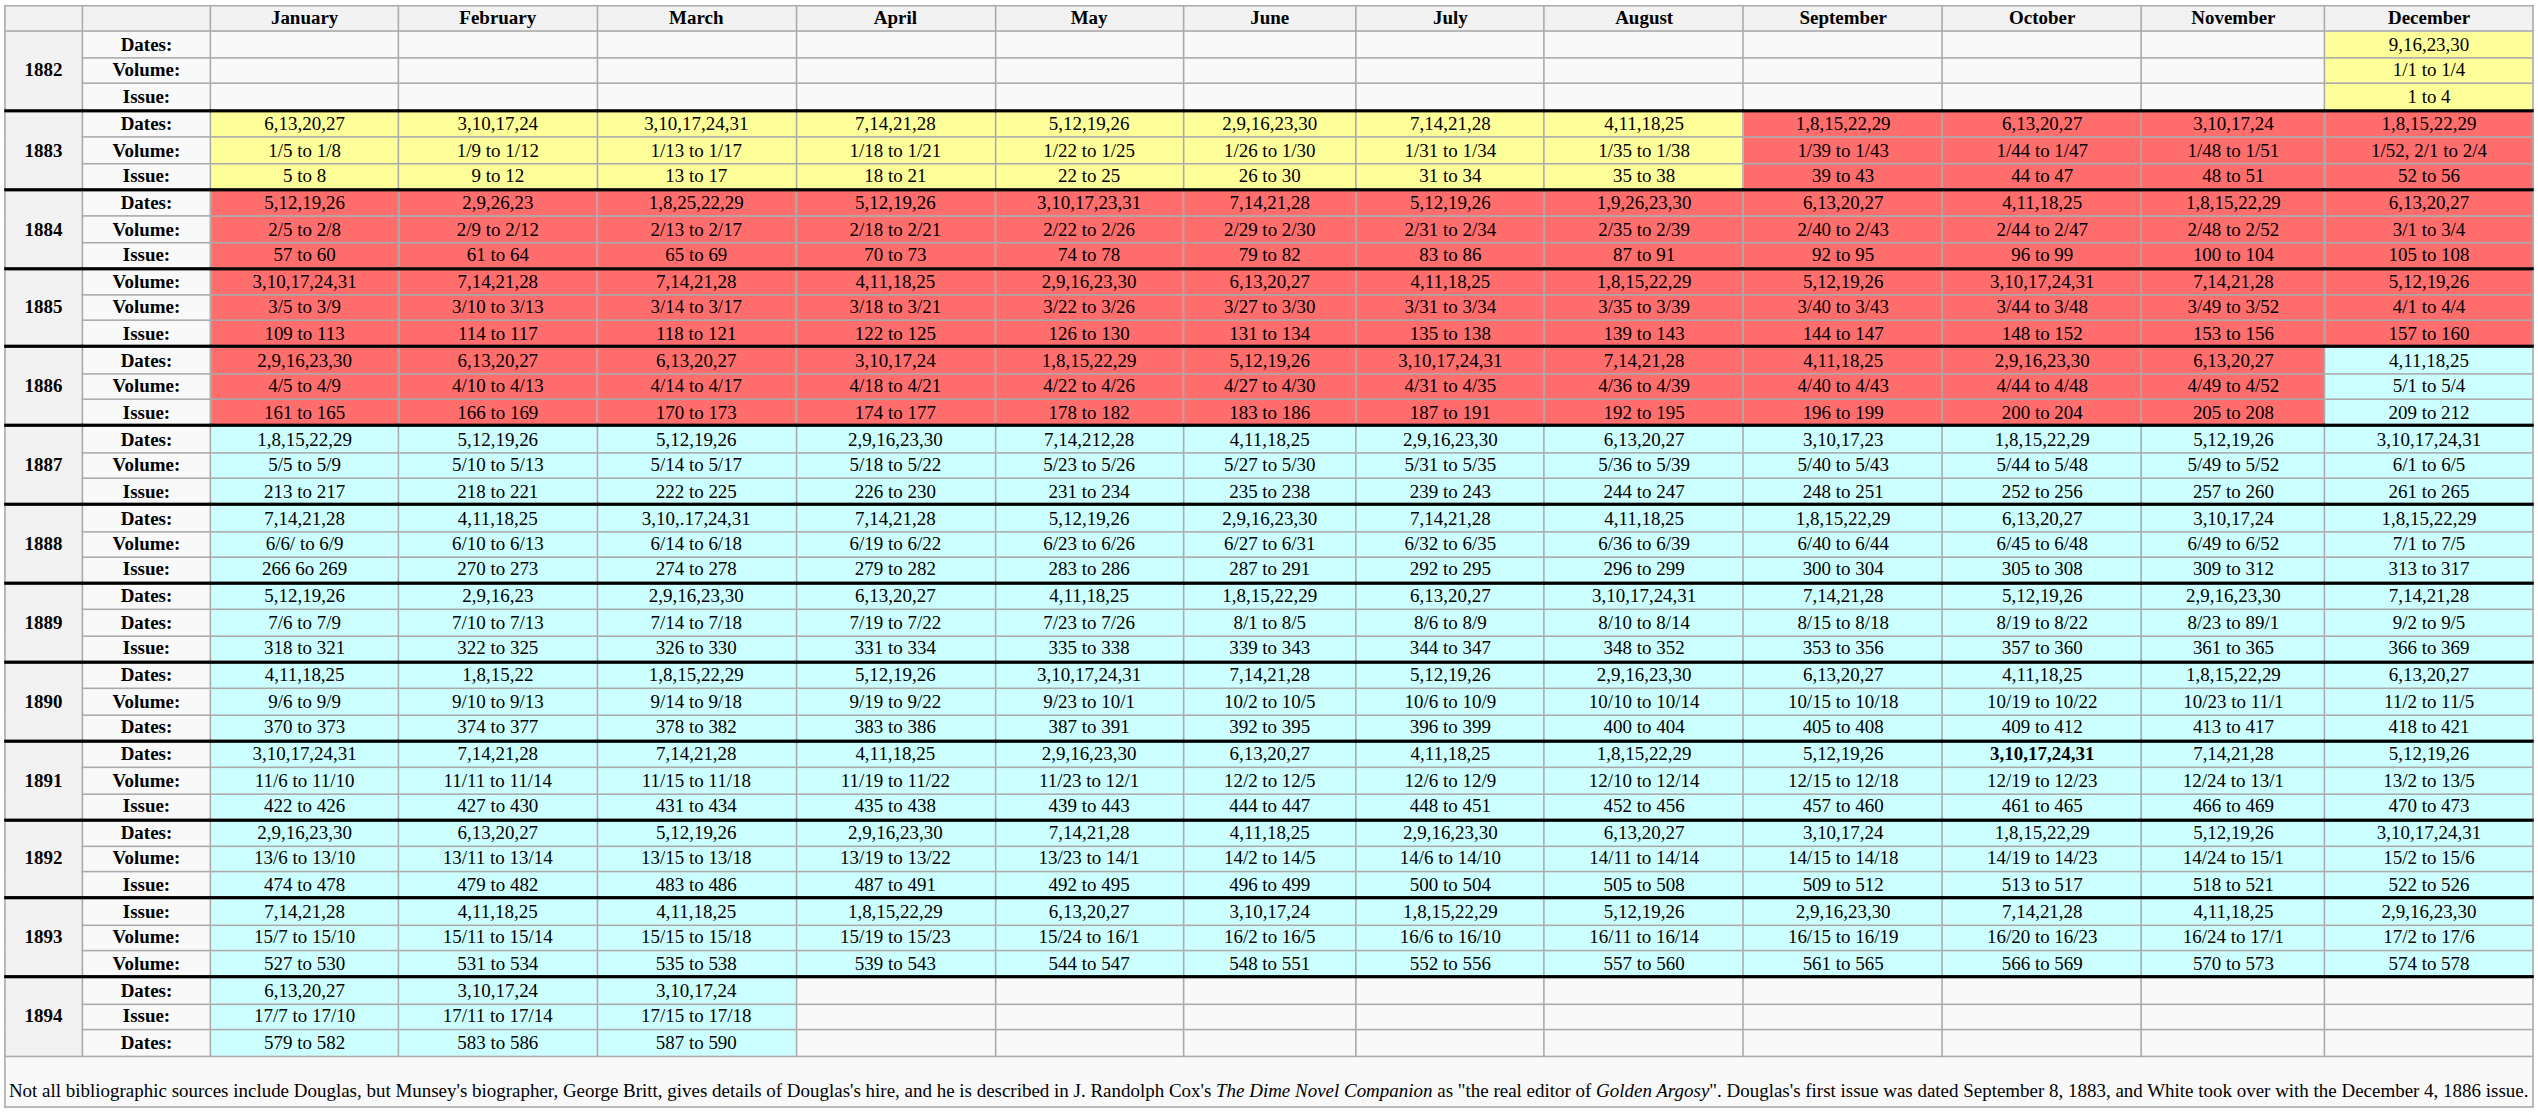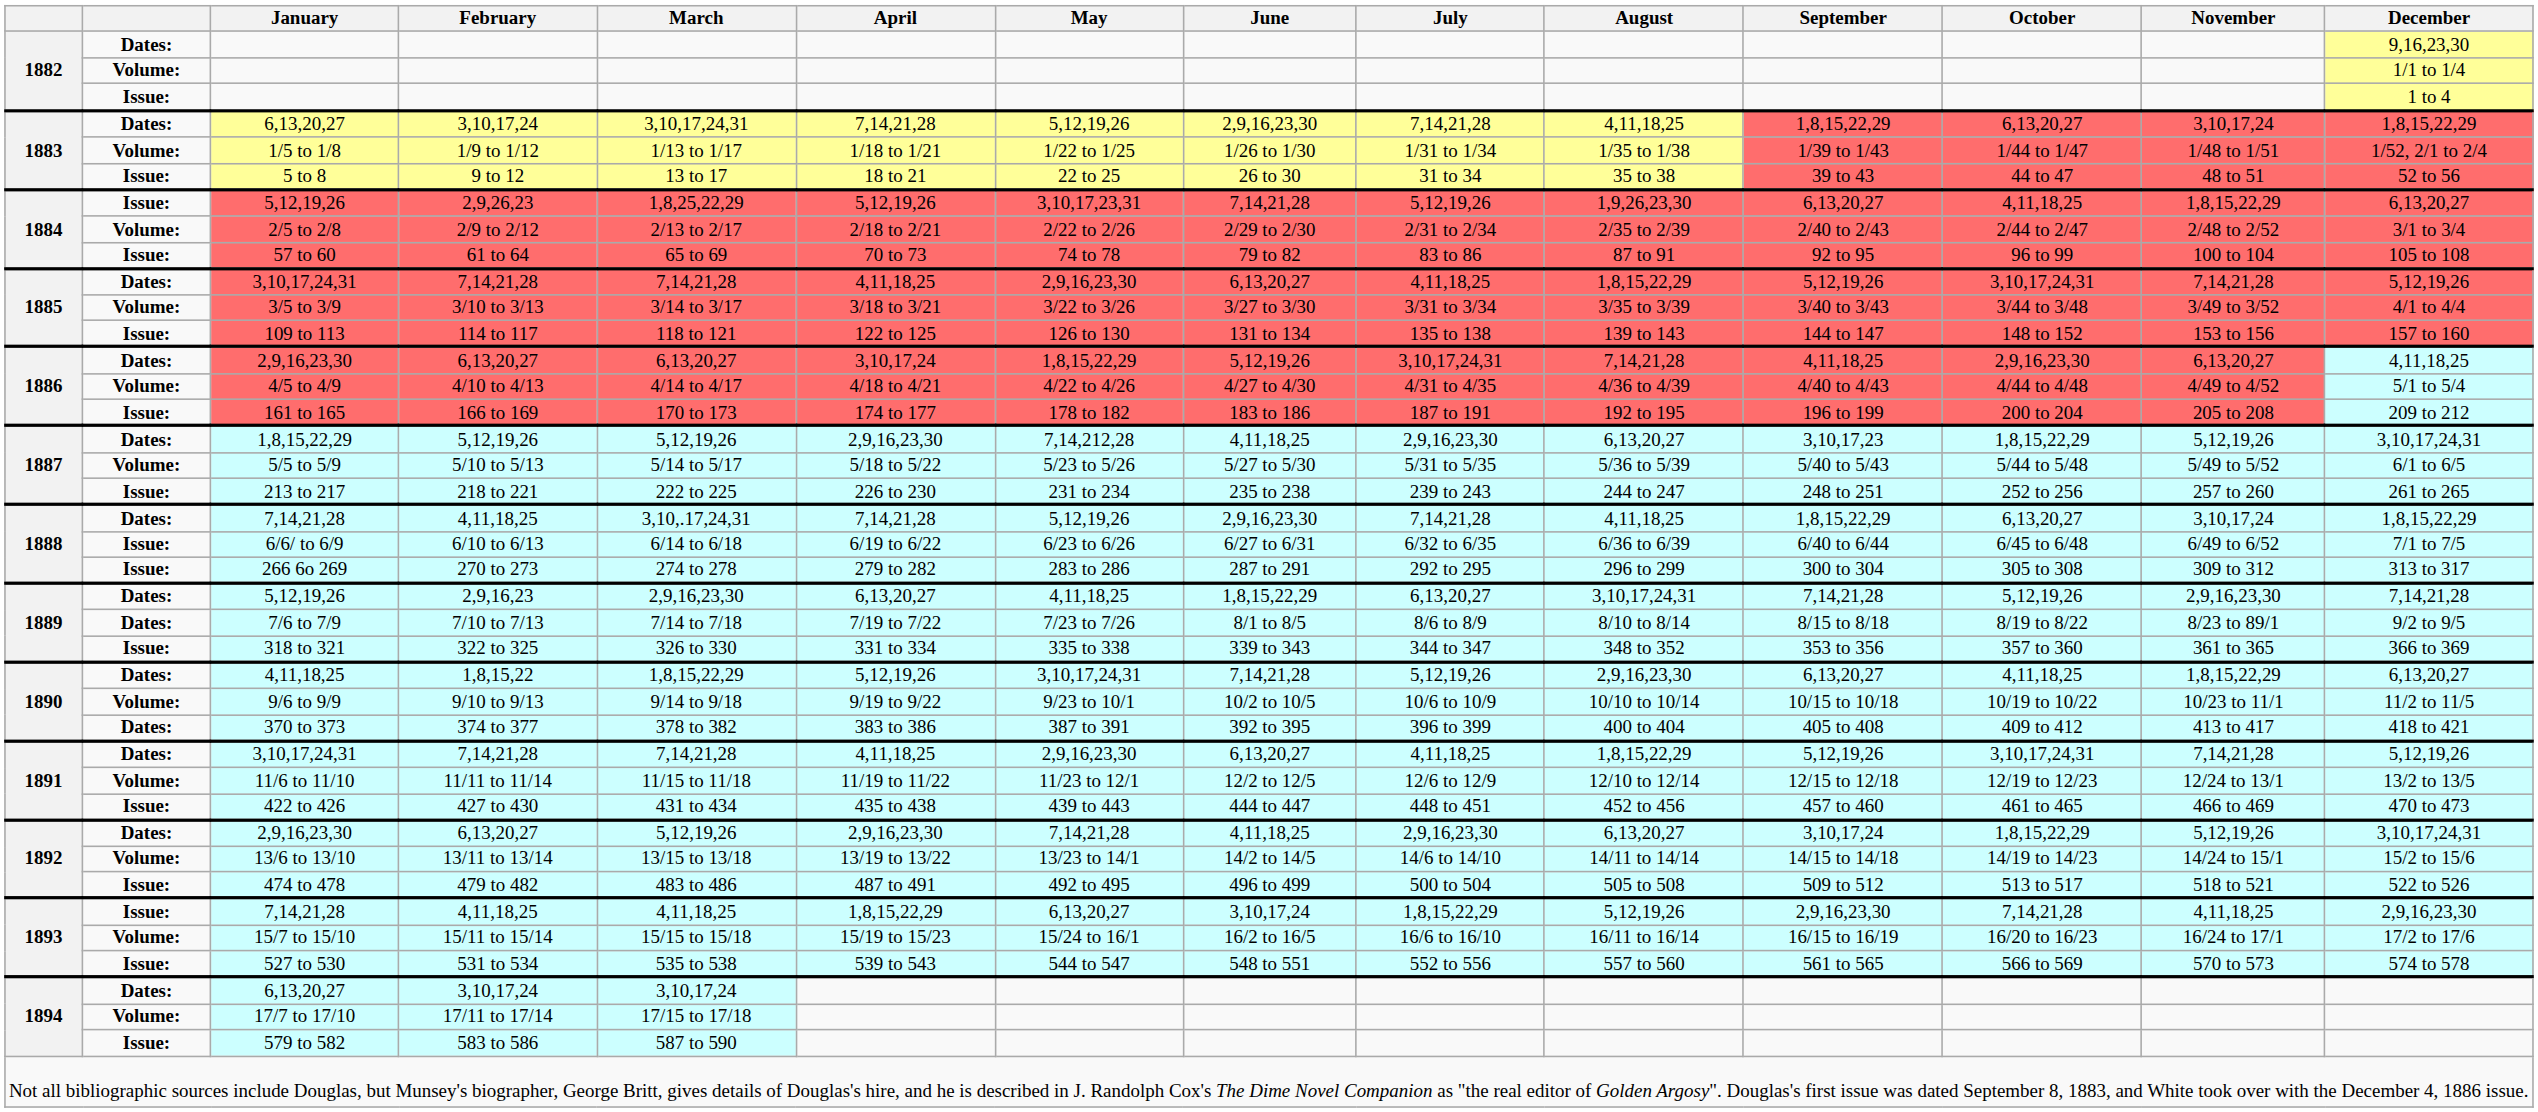(146, 203) Dates: -> (146, 203) Issue:
(146, 281) Volume: -> (146, 281) Dates:
(146, 544) Volume: -> (146, 544) Issue:
(2042, 754) bold -> (2042, 754) normal
(146, 964) Volume: -> (146, 964) Issue:
(146, 1016) Issue: -> (146, 1016) Volume:
(146, 1042) Dates: -> (146, 1042) Issue:
